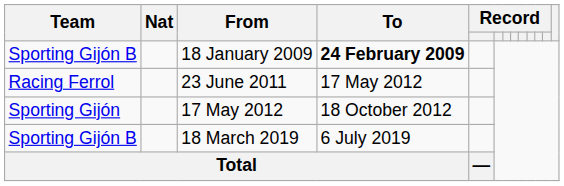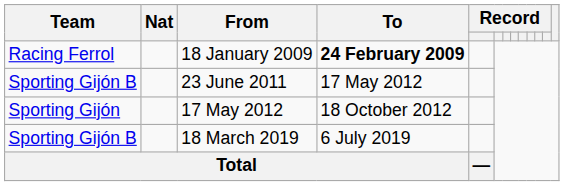(73, 54) Sporting Gijón B -> (61, 54) Racing Ferrol
(61, 82) Racing Ferrol -> (73, 82) Sporting Gijón B
